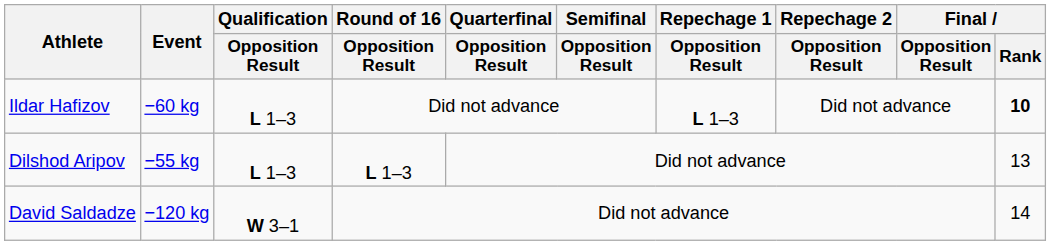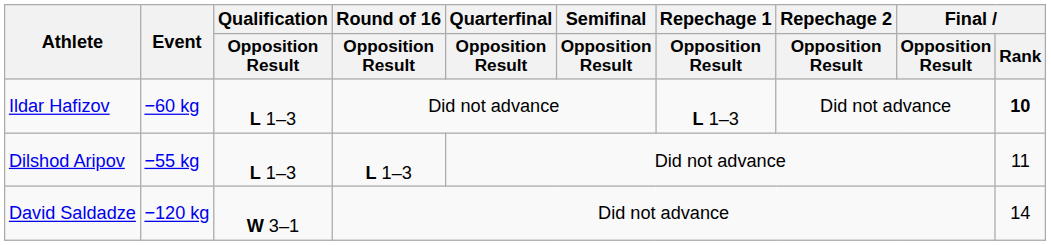(1020, 160) 13 -> (1020, 160) 11
